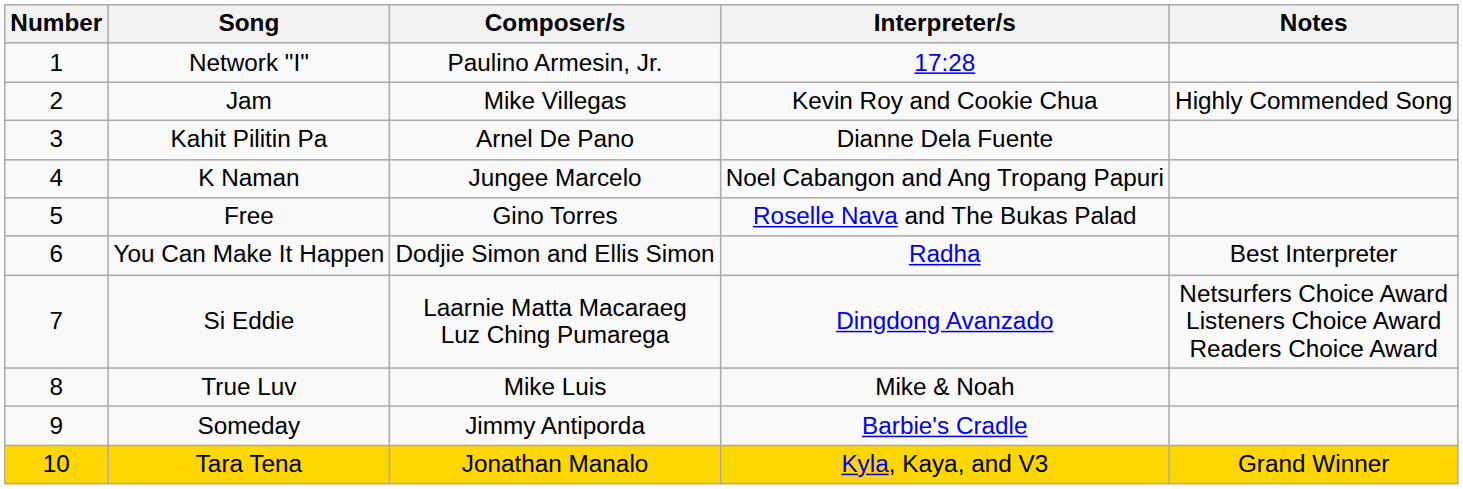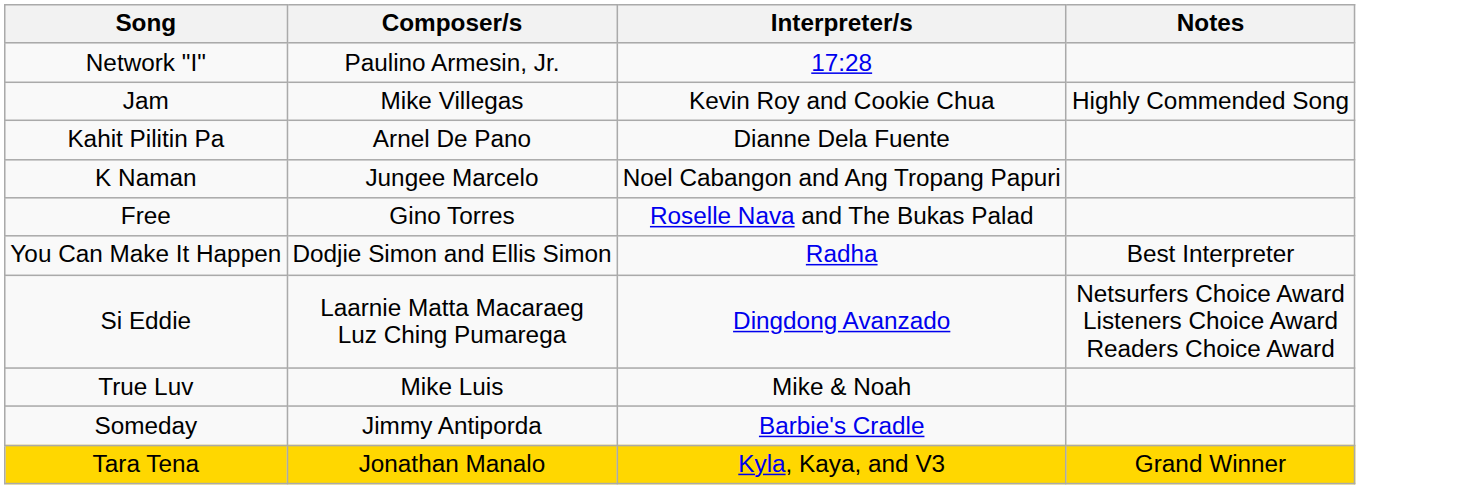- column: (56, 23)
